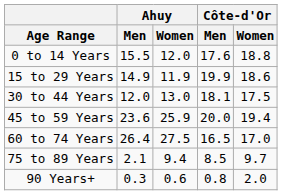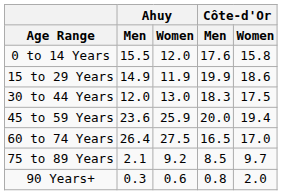(255, 56) 18.8 -> (255, 56) 15.8
(215, 97) 18.1 -> (215, 97) 18.3
(175, 159) 9.4 -> (175, 159) 9.2
